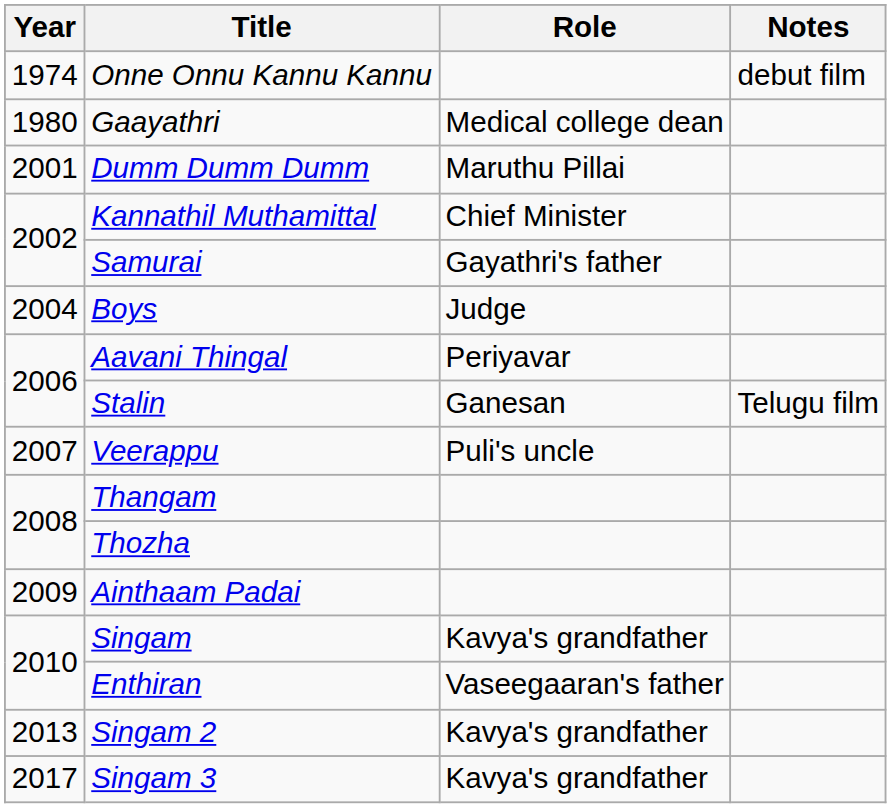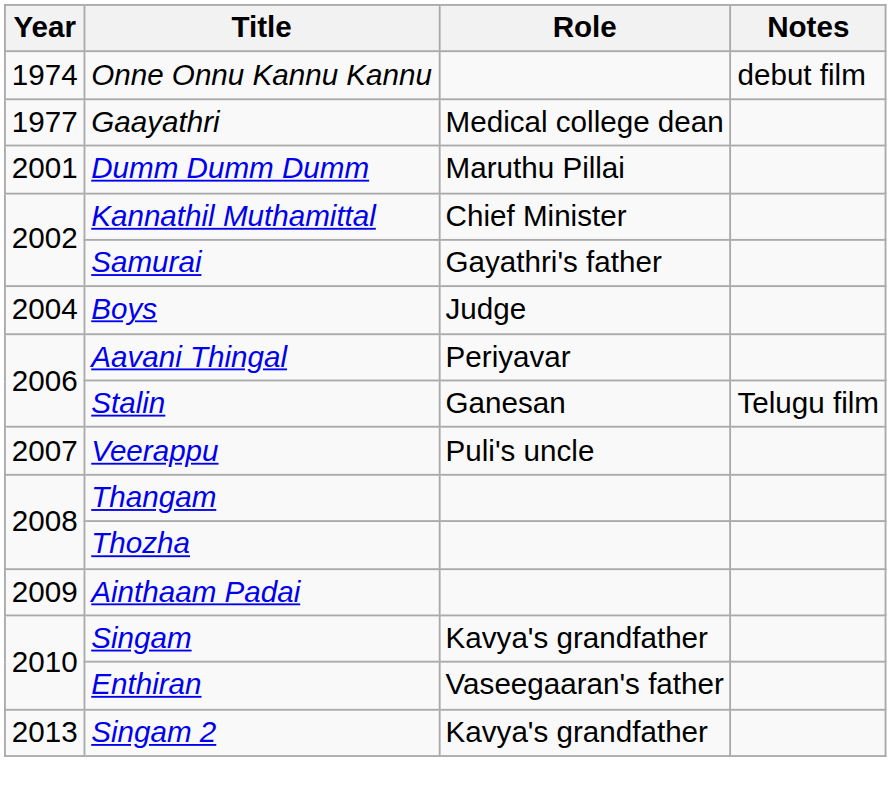(45, 121) 1980 -> (45, 121) 1977
- row: (154, 779)
